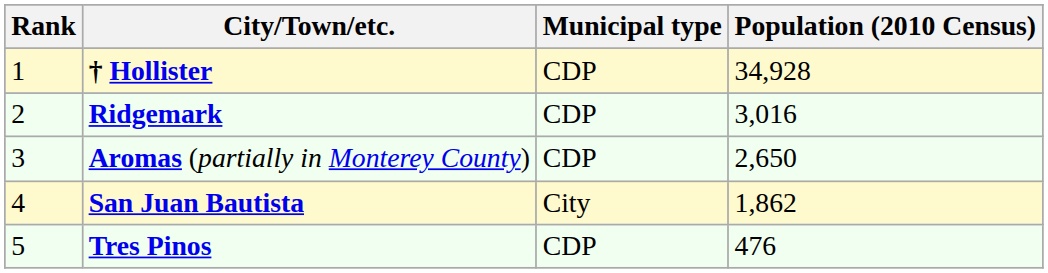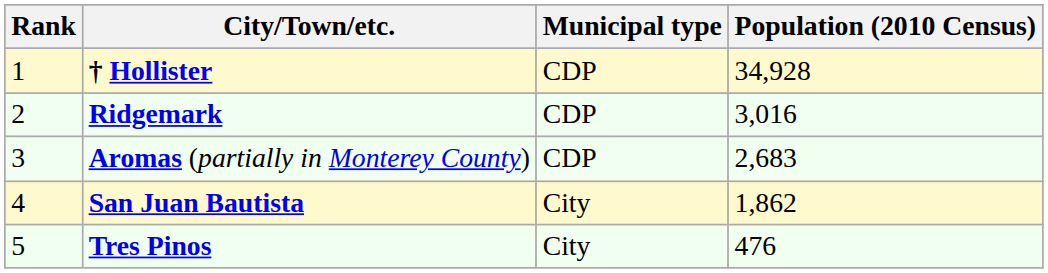(766, 158) 2,650 -> (766, 158) 2,683
(570, 245) CDP -> (567, 245) City
